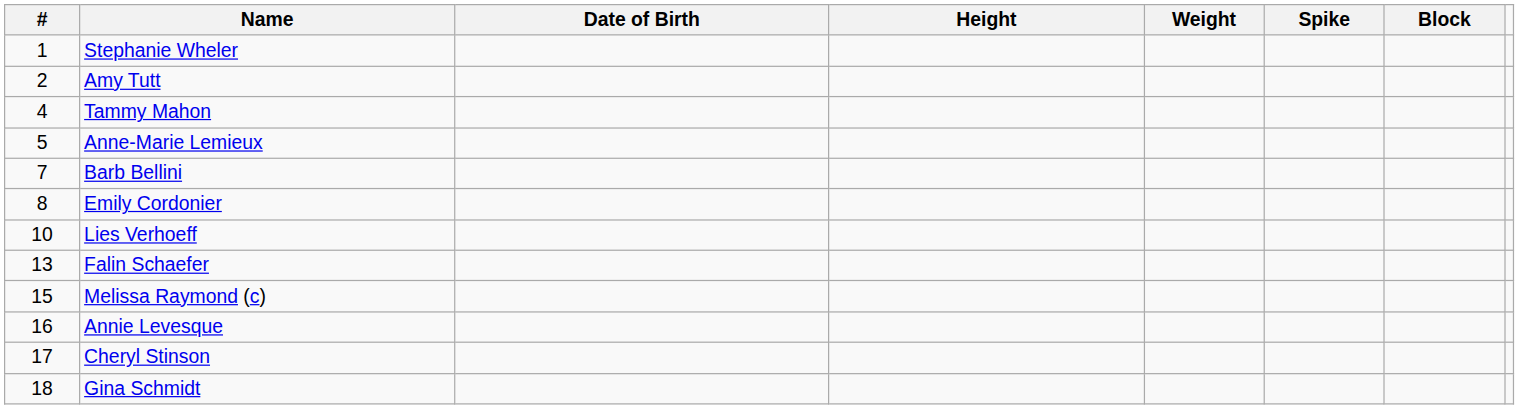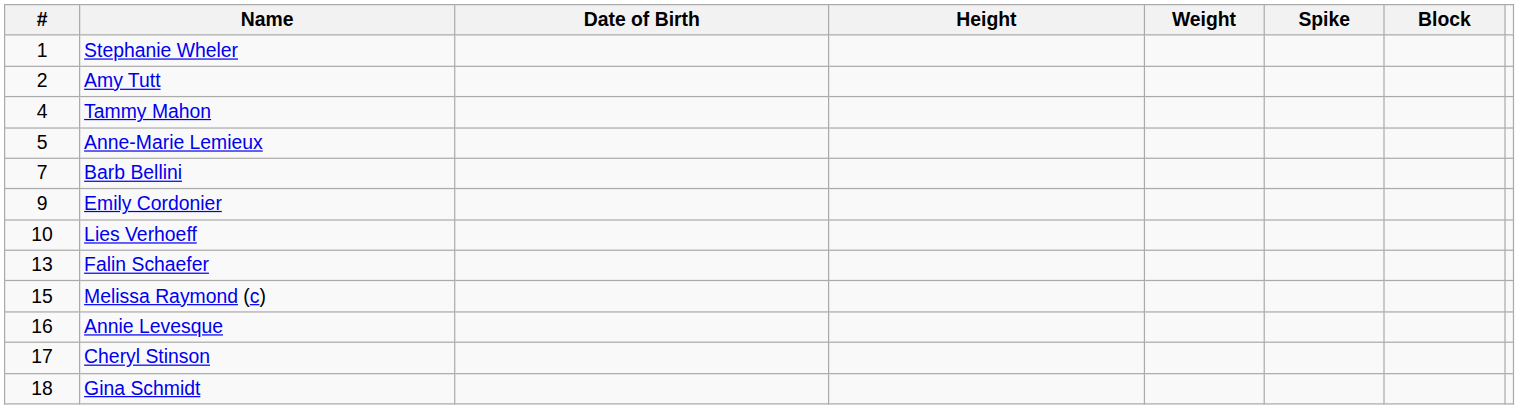(42, 204) 8 -> (42, 204) 9
